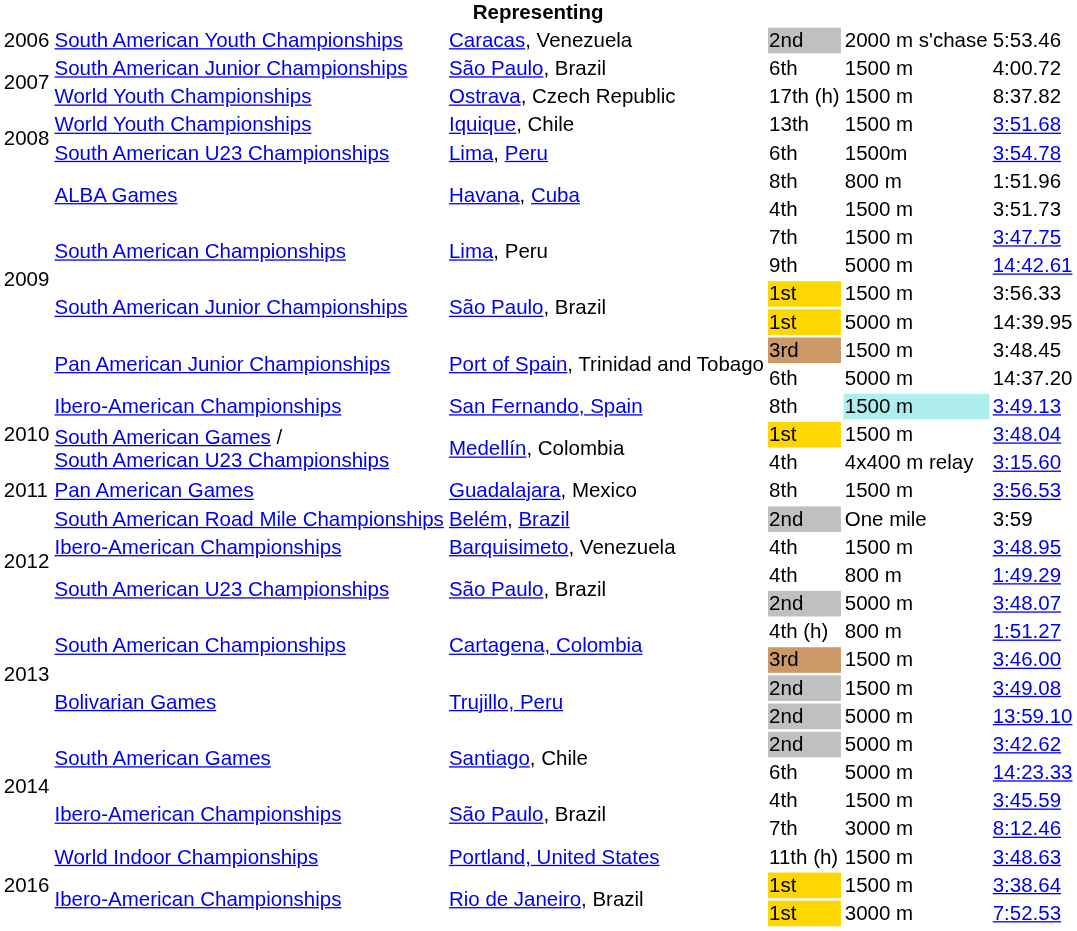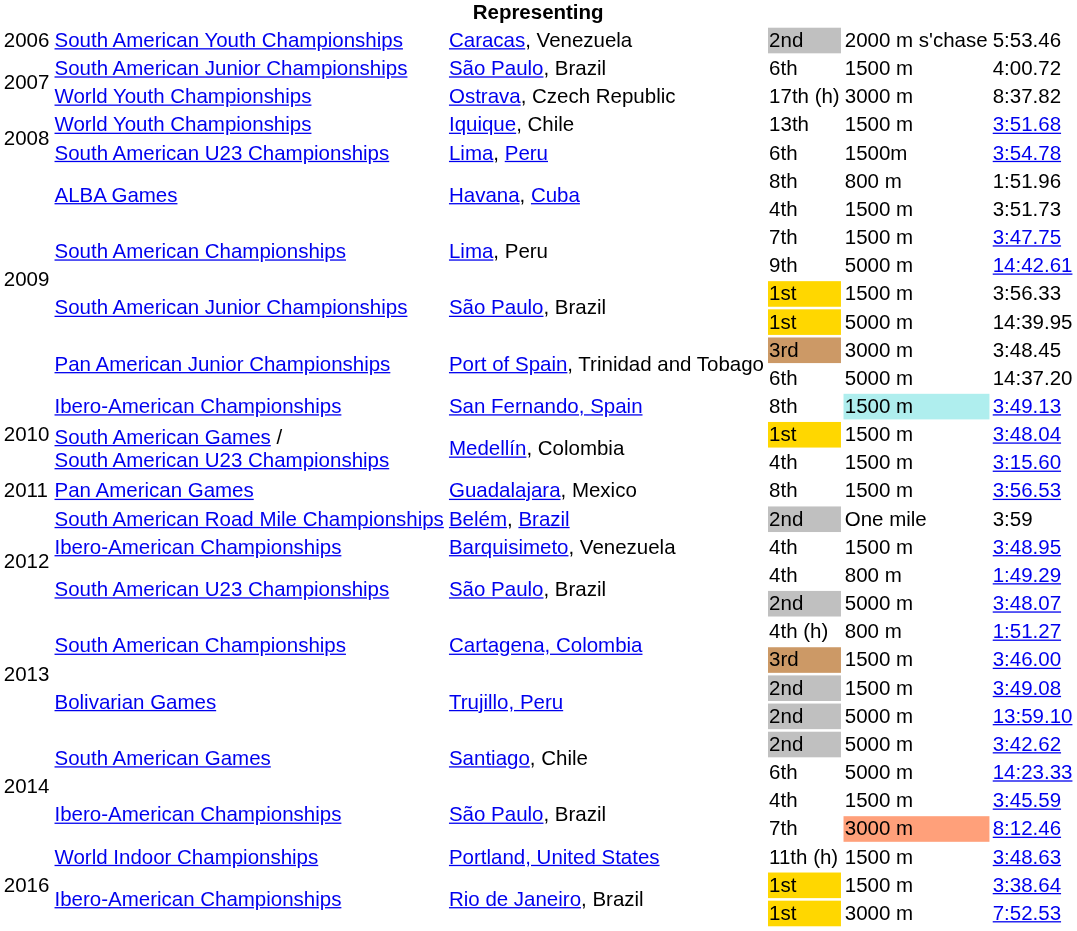(879, 96) 1500 m -> (879, 96) 3000 m
(879, 350) 1500 m -> (879, 350) 3000 m
(909, 462) 4x400 m relay -> (879, 462) 1500 m
(879, 828) no background -> (879, 828) lightsalmon background
